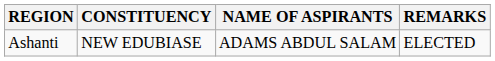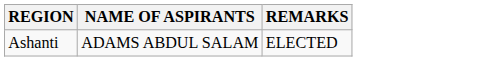- column: (146, 17)
